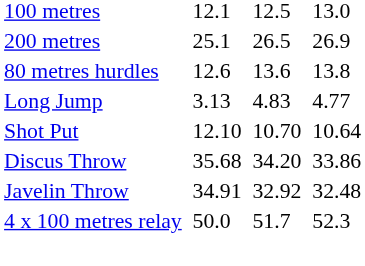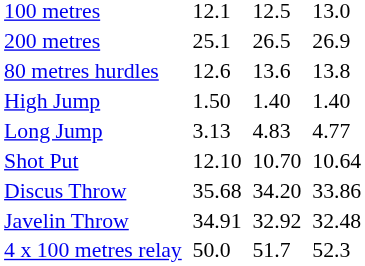+ row: (52, 100)
